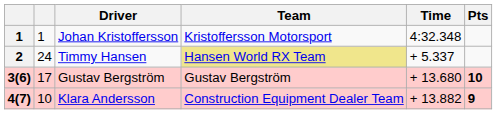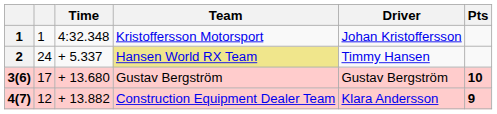columns swapped: (118, 15) <-> (436, 15)
(45, 99) 10 -> (45, 99) 12
